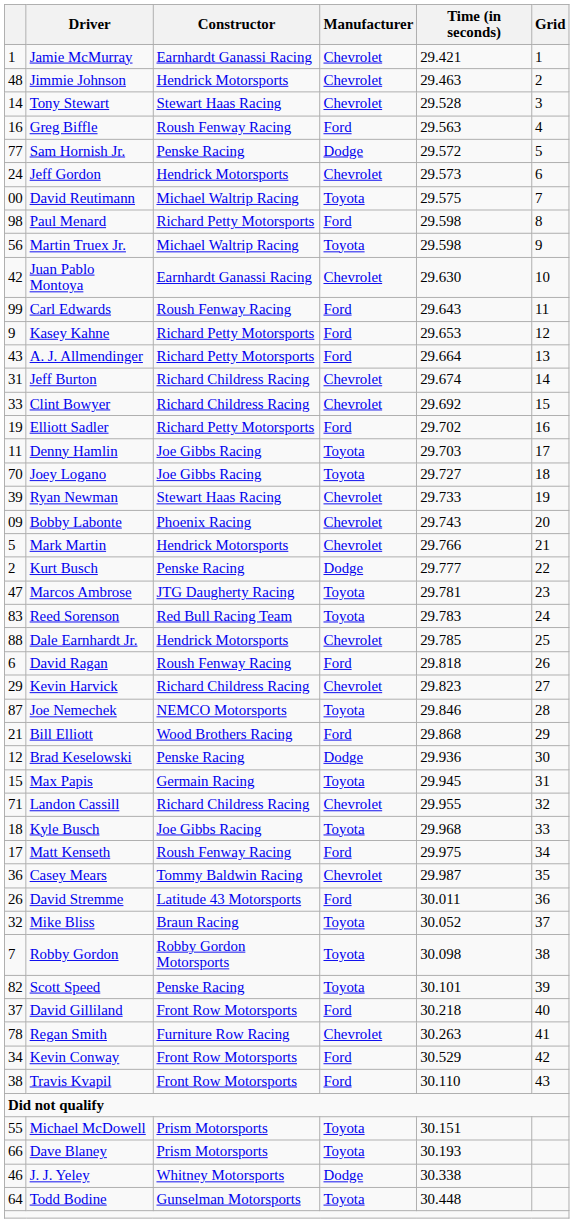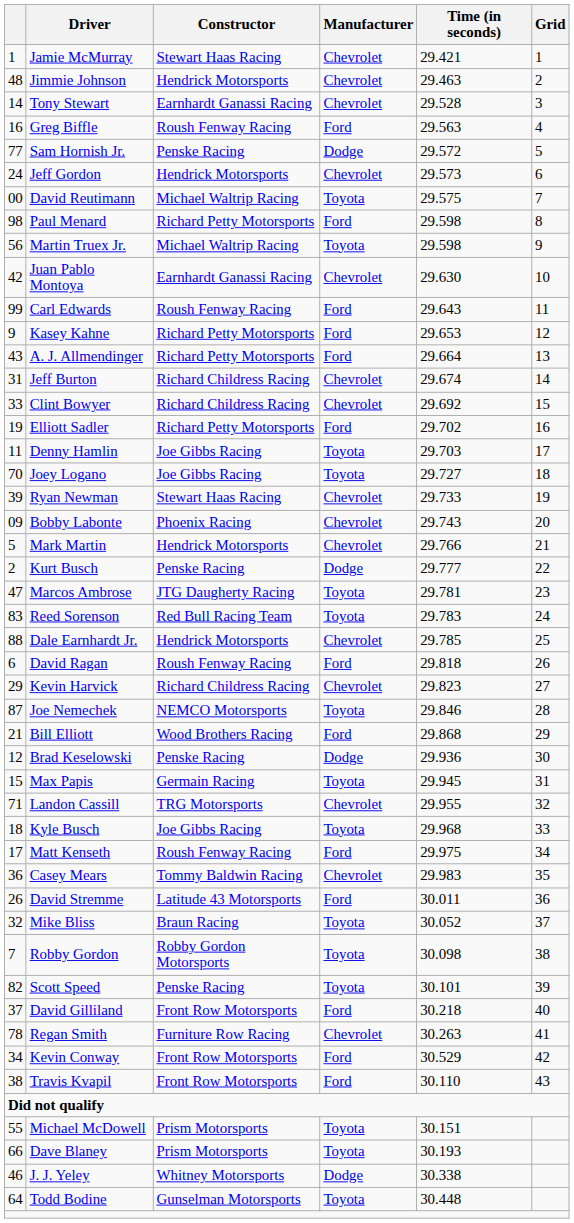(234, 56) Earnhardt Ganassi Racing -> (219, 56) Stewart Haas Racing
(219, 103) Stewart Haas Racing -> (234, 103) Earnhardt Ganassi Racing
(233, 804) Richard Childress Racing -> (210, 804) TRG Motorsports
(441, 875) 29.987 -> (441, 875) 29.983
